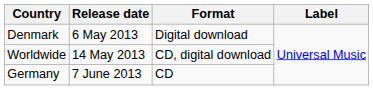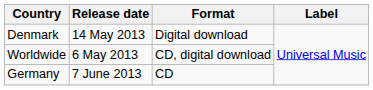(105, 34) 6 May 2013 -> (108, 34) 14 May 2013
(108, 54) 14 May 2013 -> (105, 54) 6 May 2013
